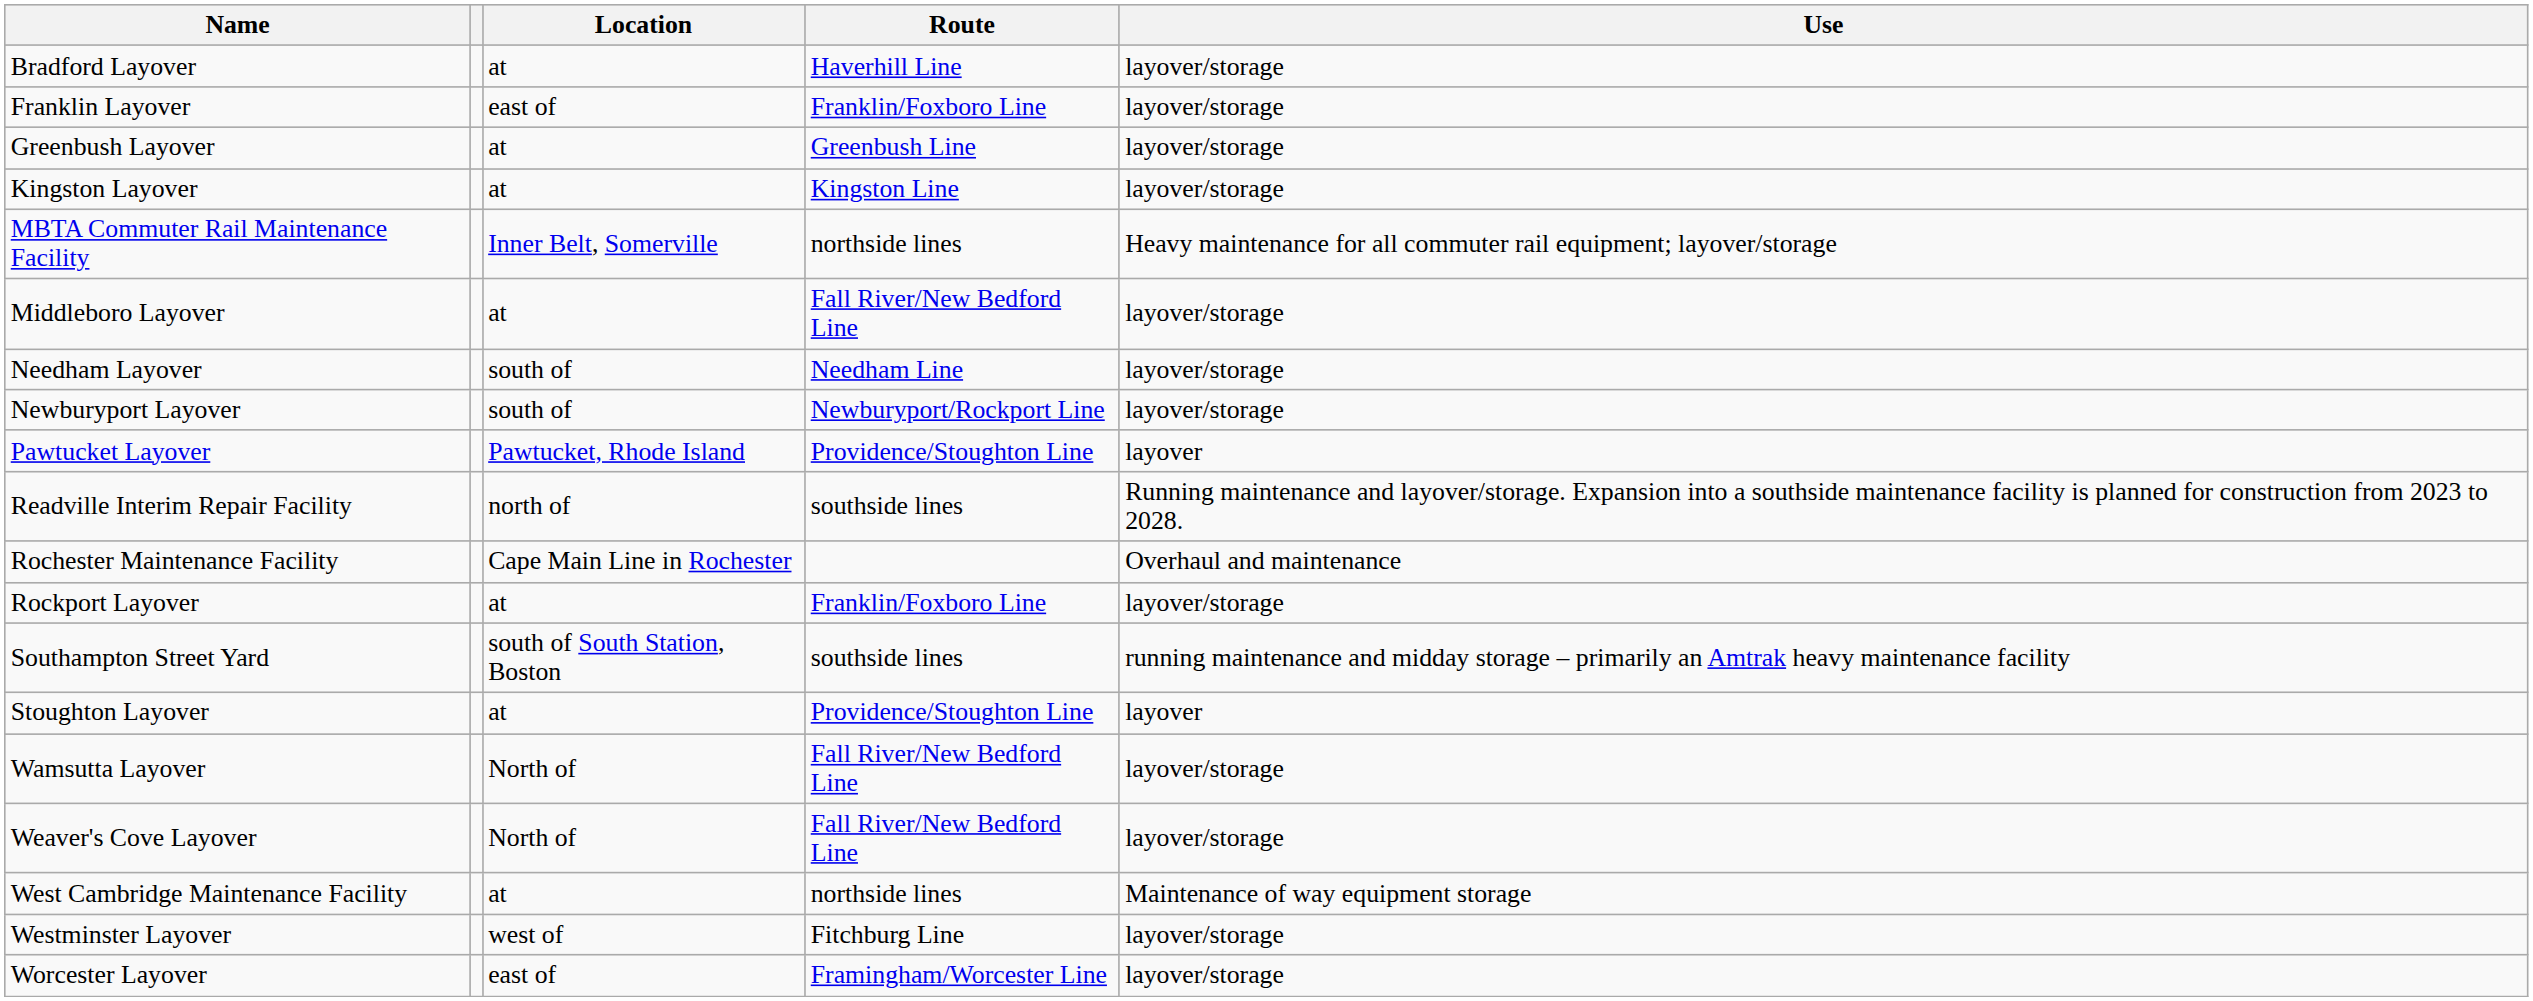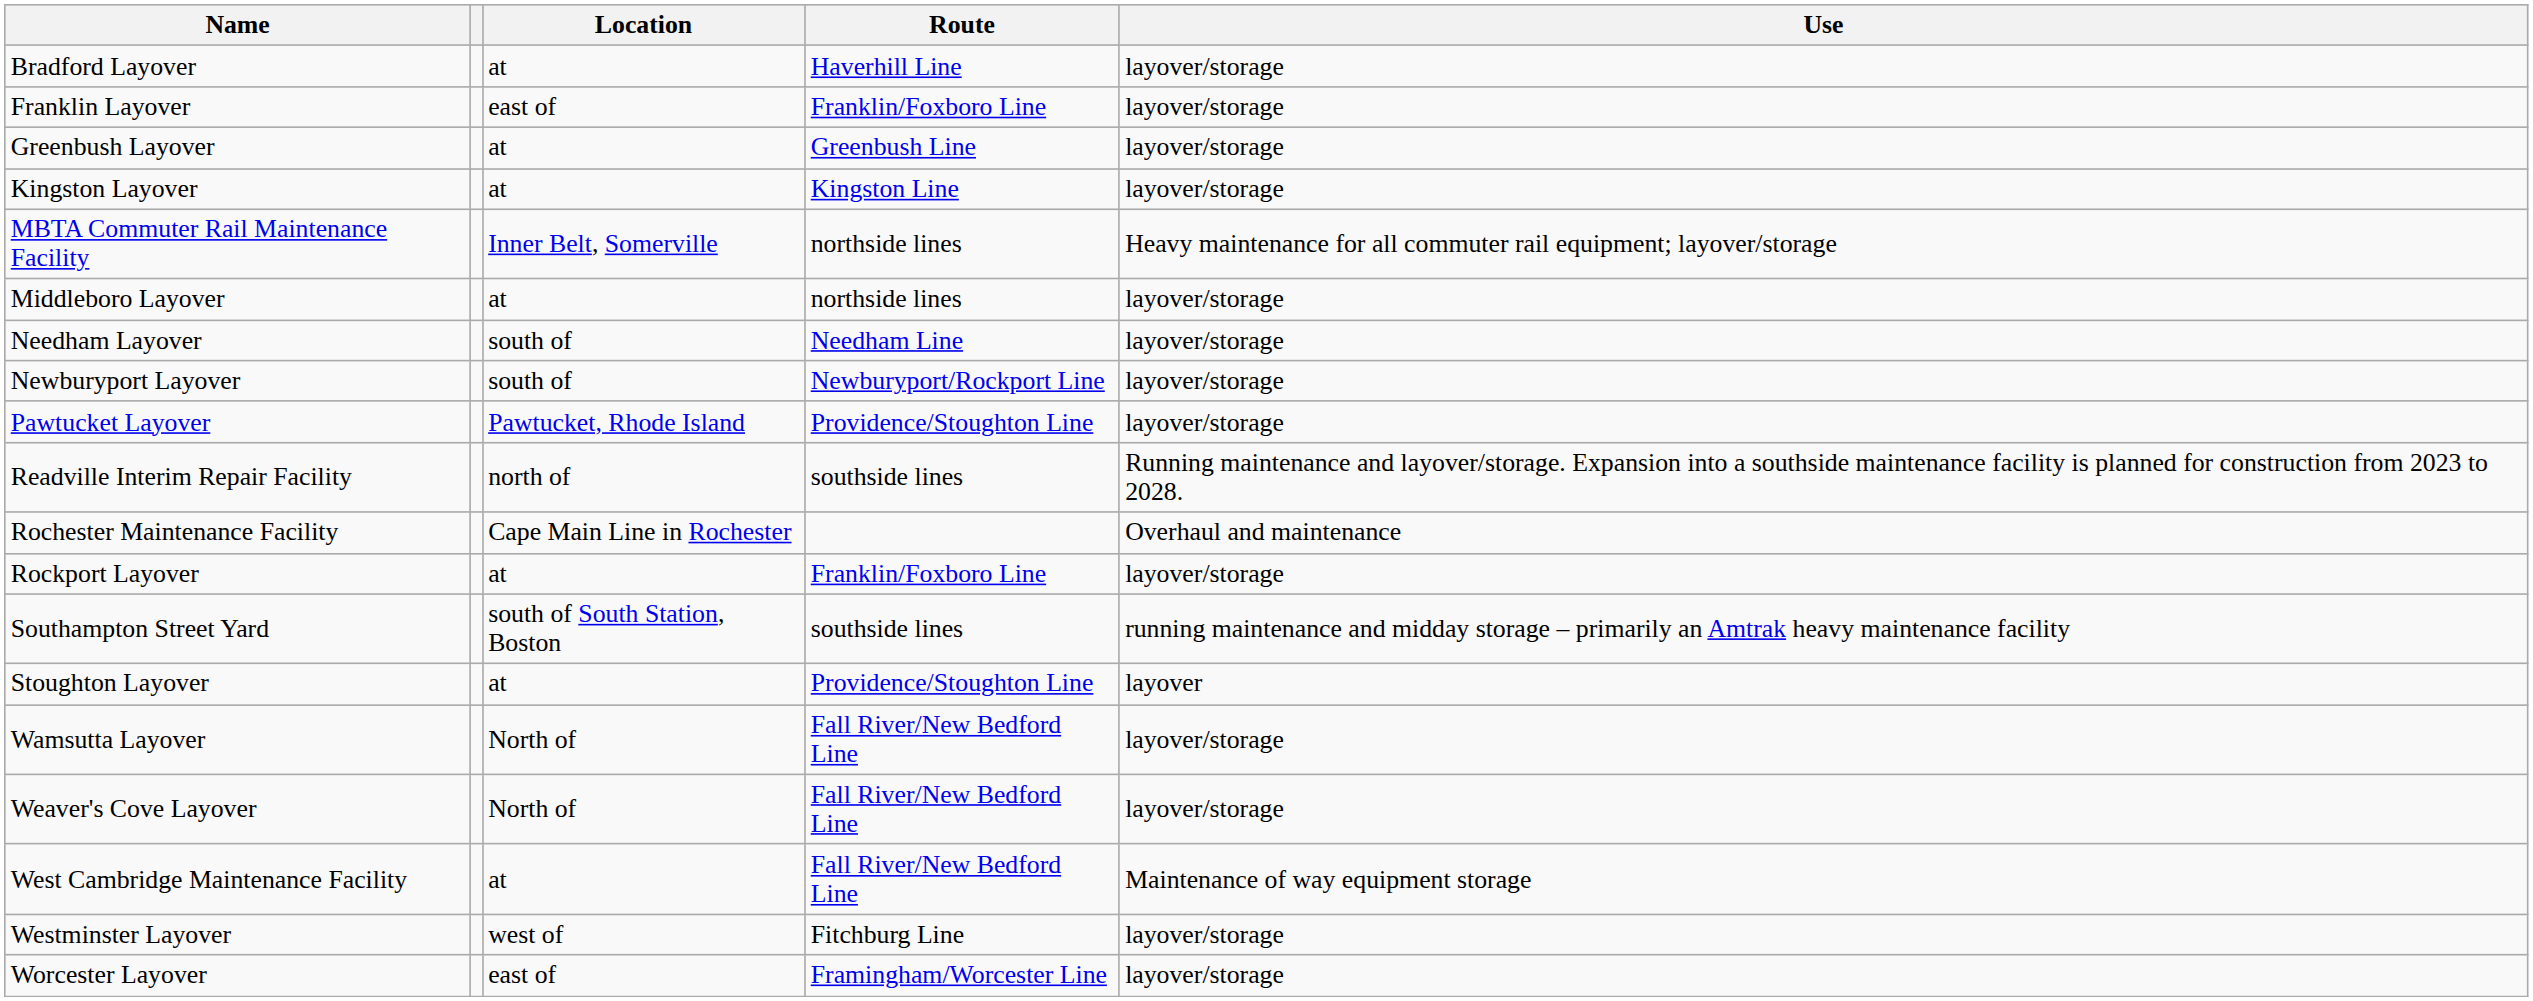(936, 313) Fall River/New Bedford Line -> (886, 299) northside lines
(1164, 450) layover -> (1205, 421) layover/storage
(886, 893) northside lines -> (936, 878) Fall River/New Bedford Line
